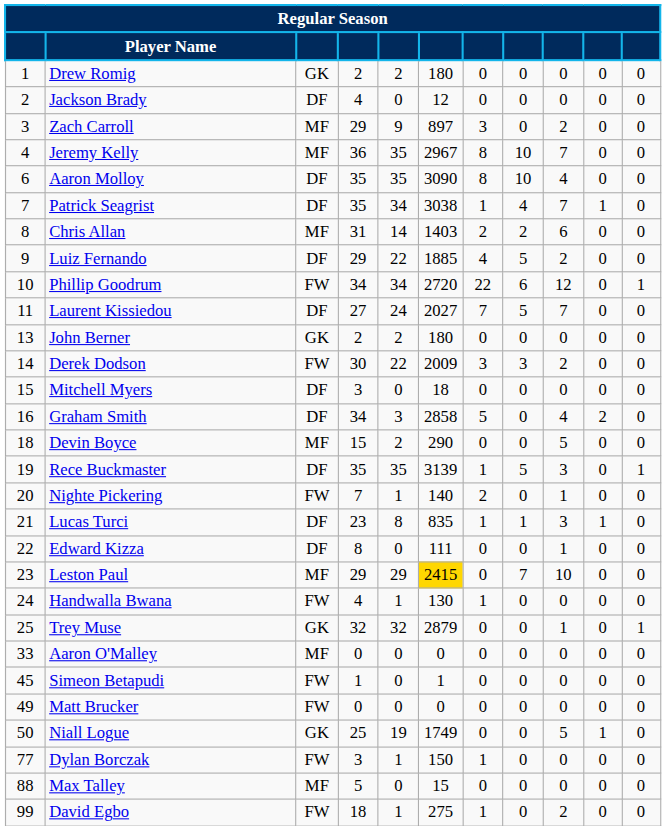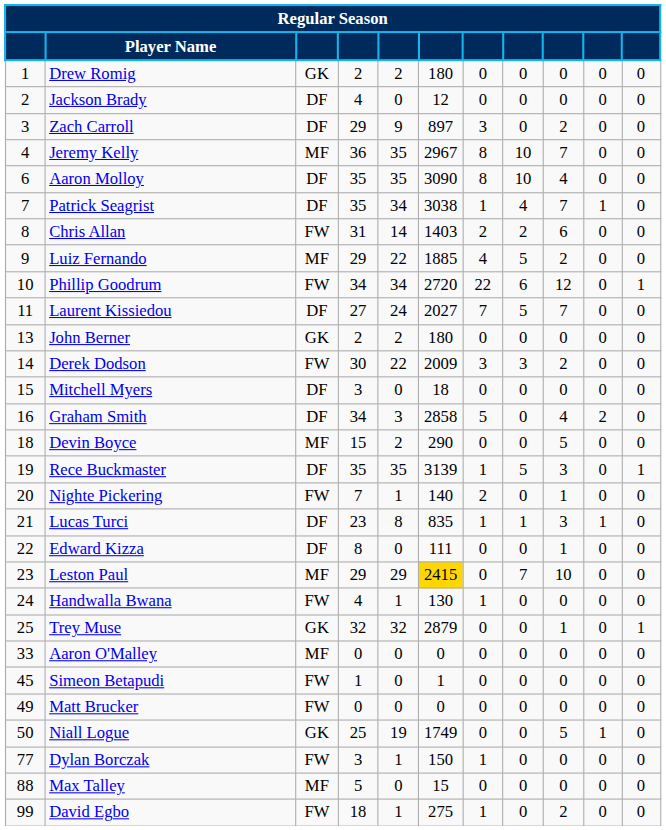(317, 126) MF -> (317, 126) DF
(317, 231) MF -> (317, 231) FW
(317, 258) DF -> (317, 258) MF
